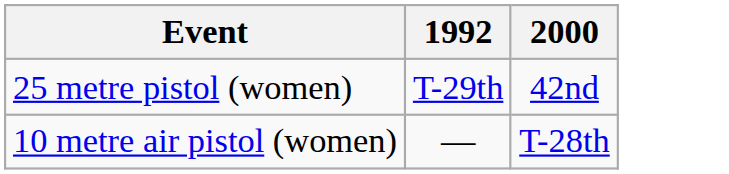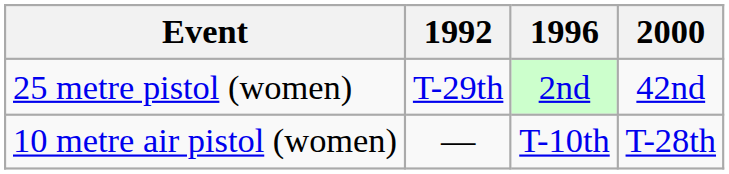+ column: (564, 31)
